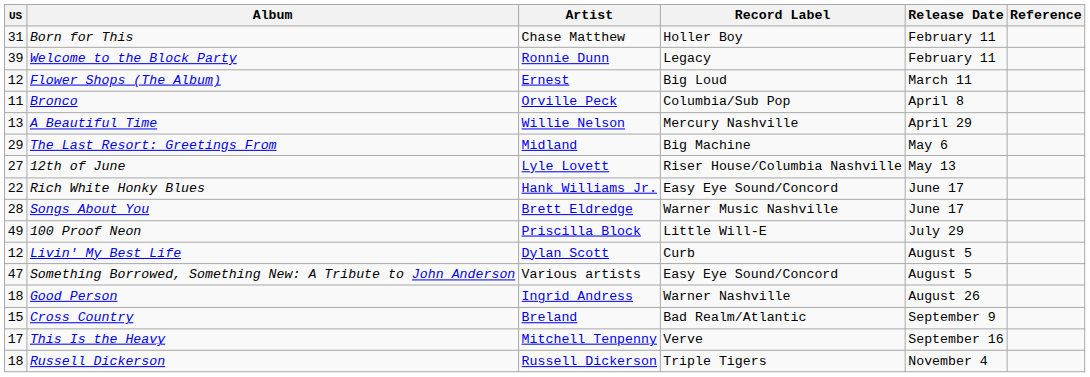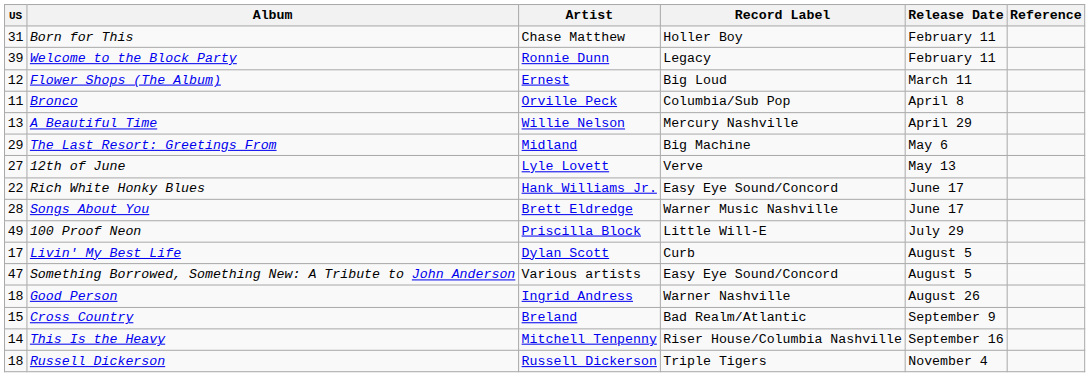(783, 167) Riser House/Columbia Nashville -> (683, 167) Verve
(16, 253) 12 -> (16, 253) 17
(16, 339) 17 -> (16, 339) 14
(683, 339) Verve -> (783, 339) Riser House/Columbia Nashville
